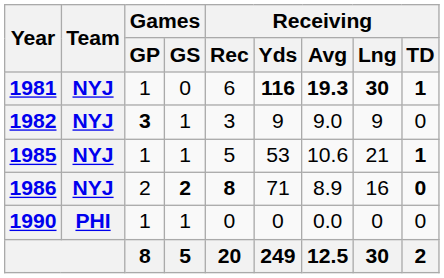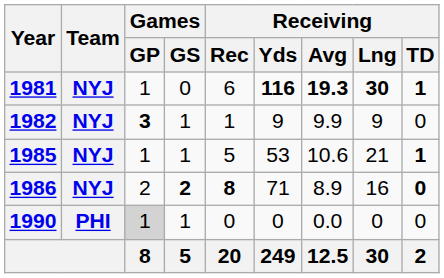(229, 121) 3 -> (229, 121) 1
(328, 121) 9.0 -> (328, 121) 9.9
(145, 222) no background -> (145, 222) lightgrey background
